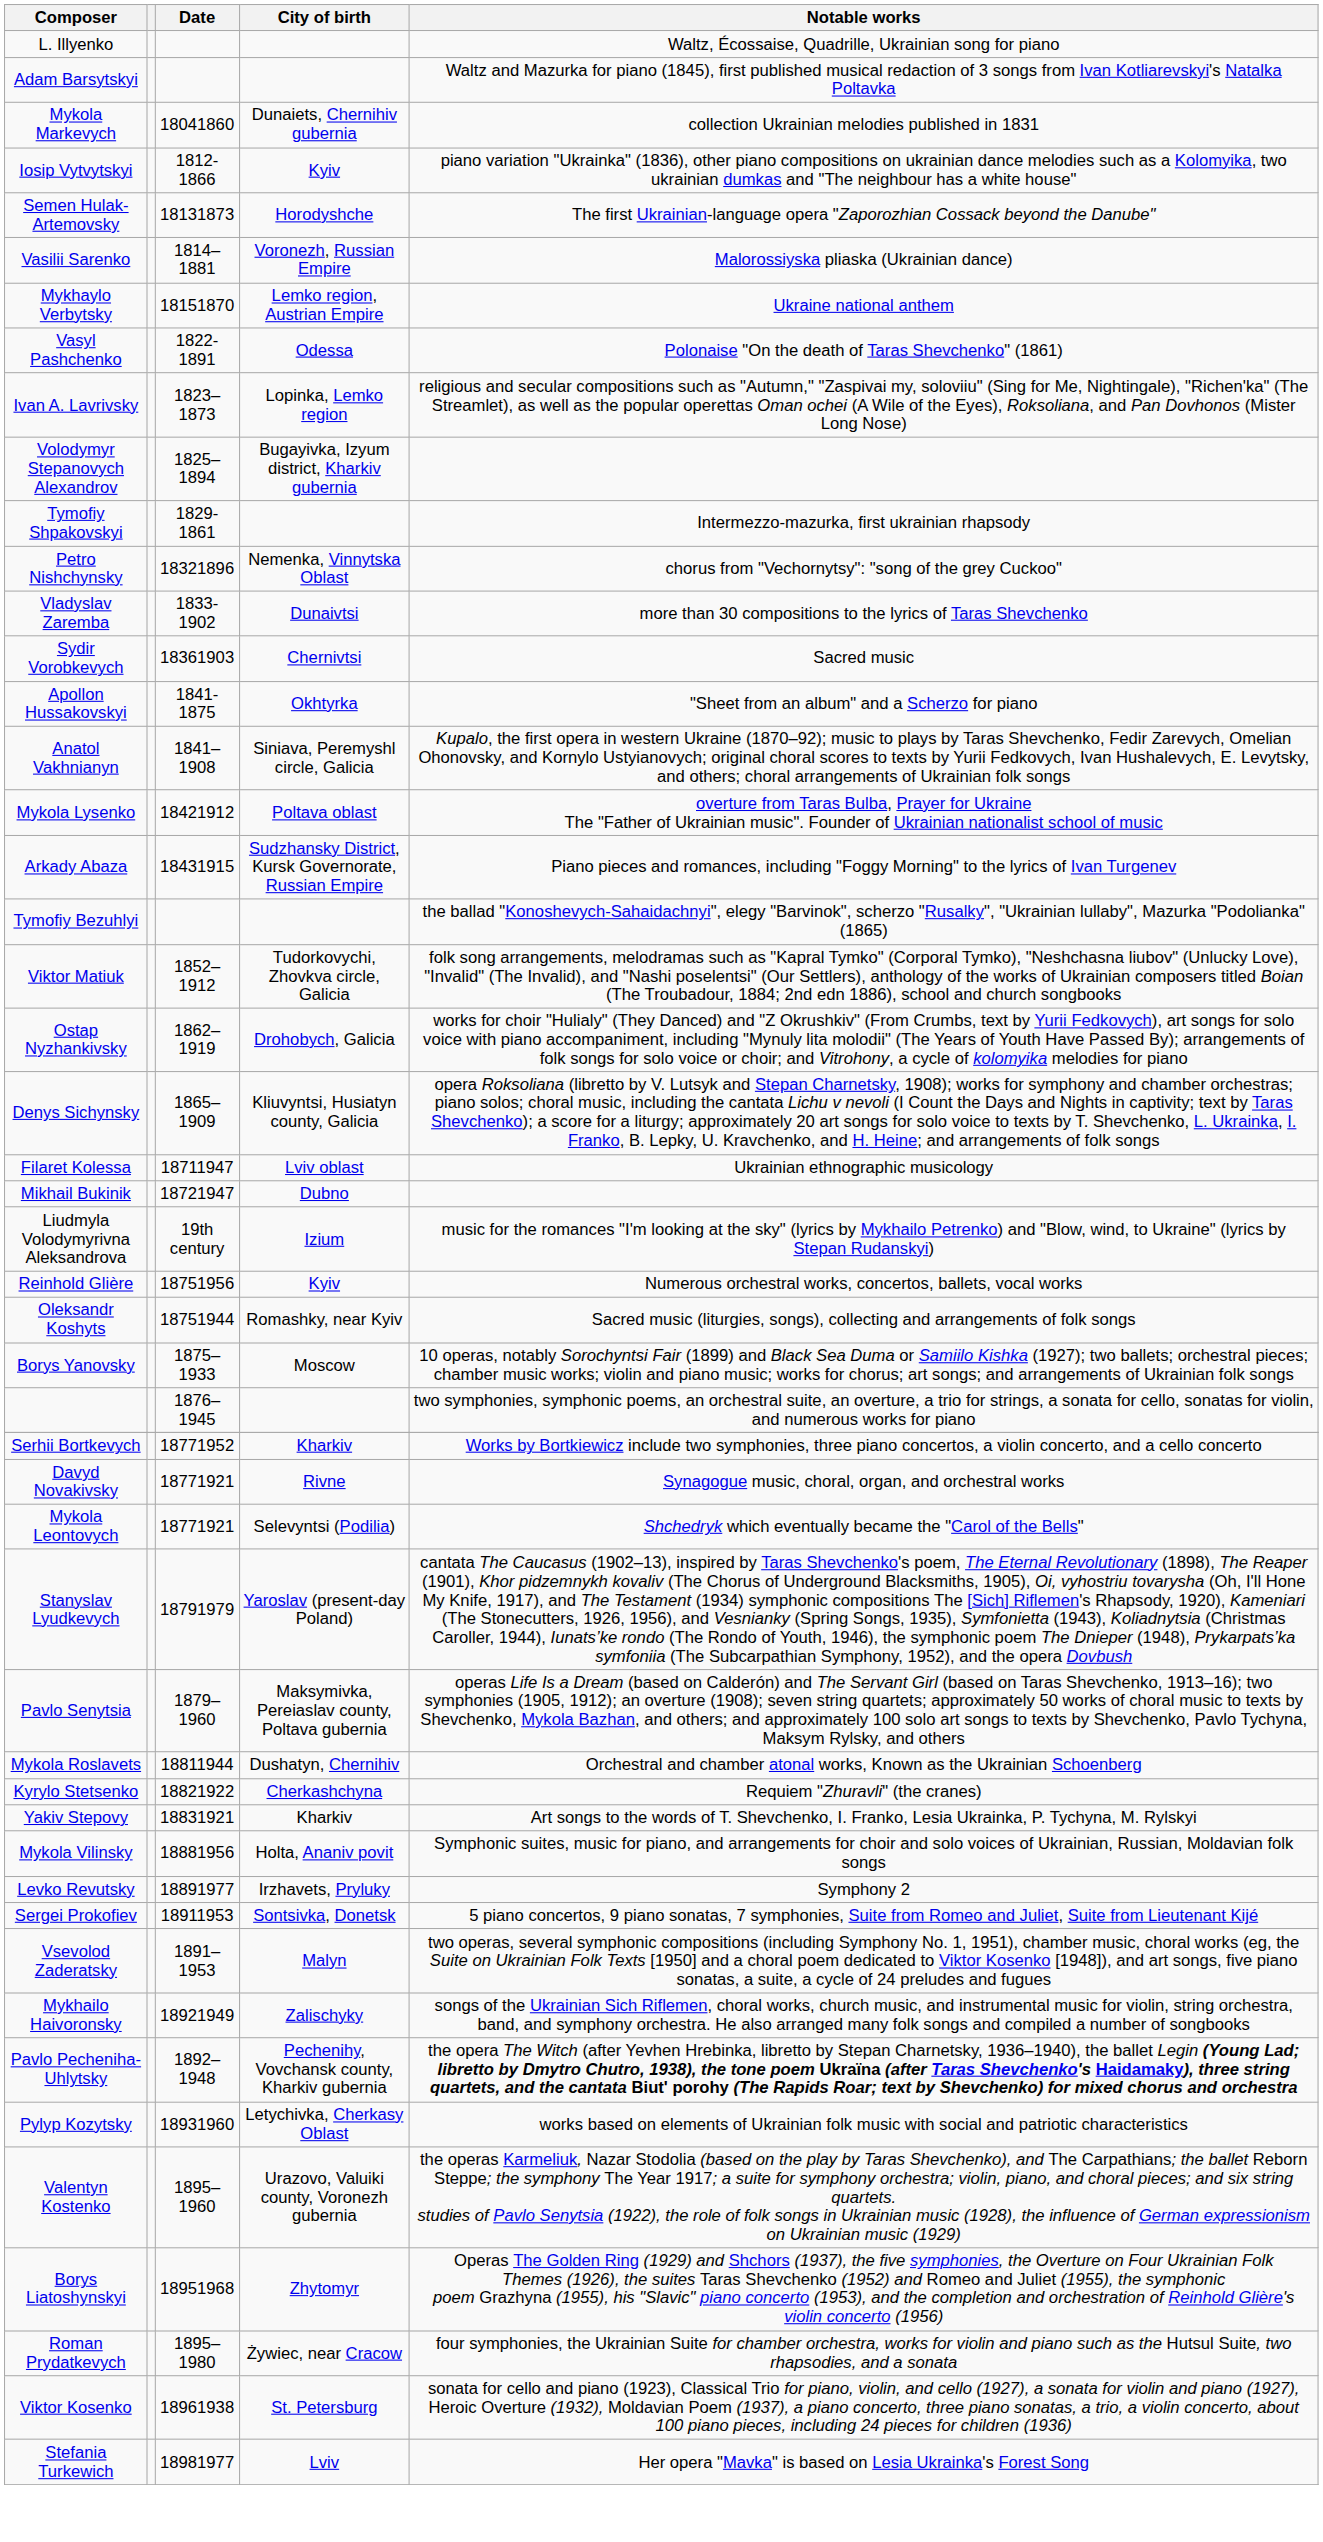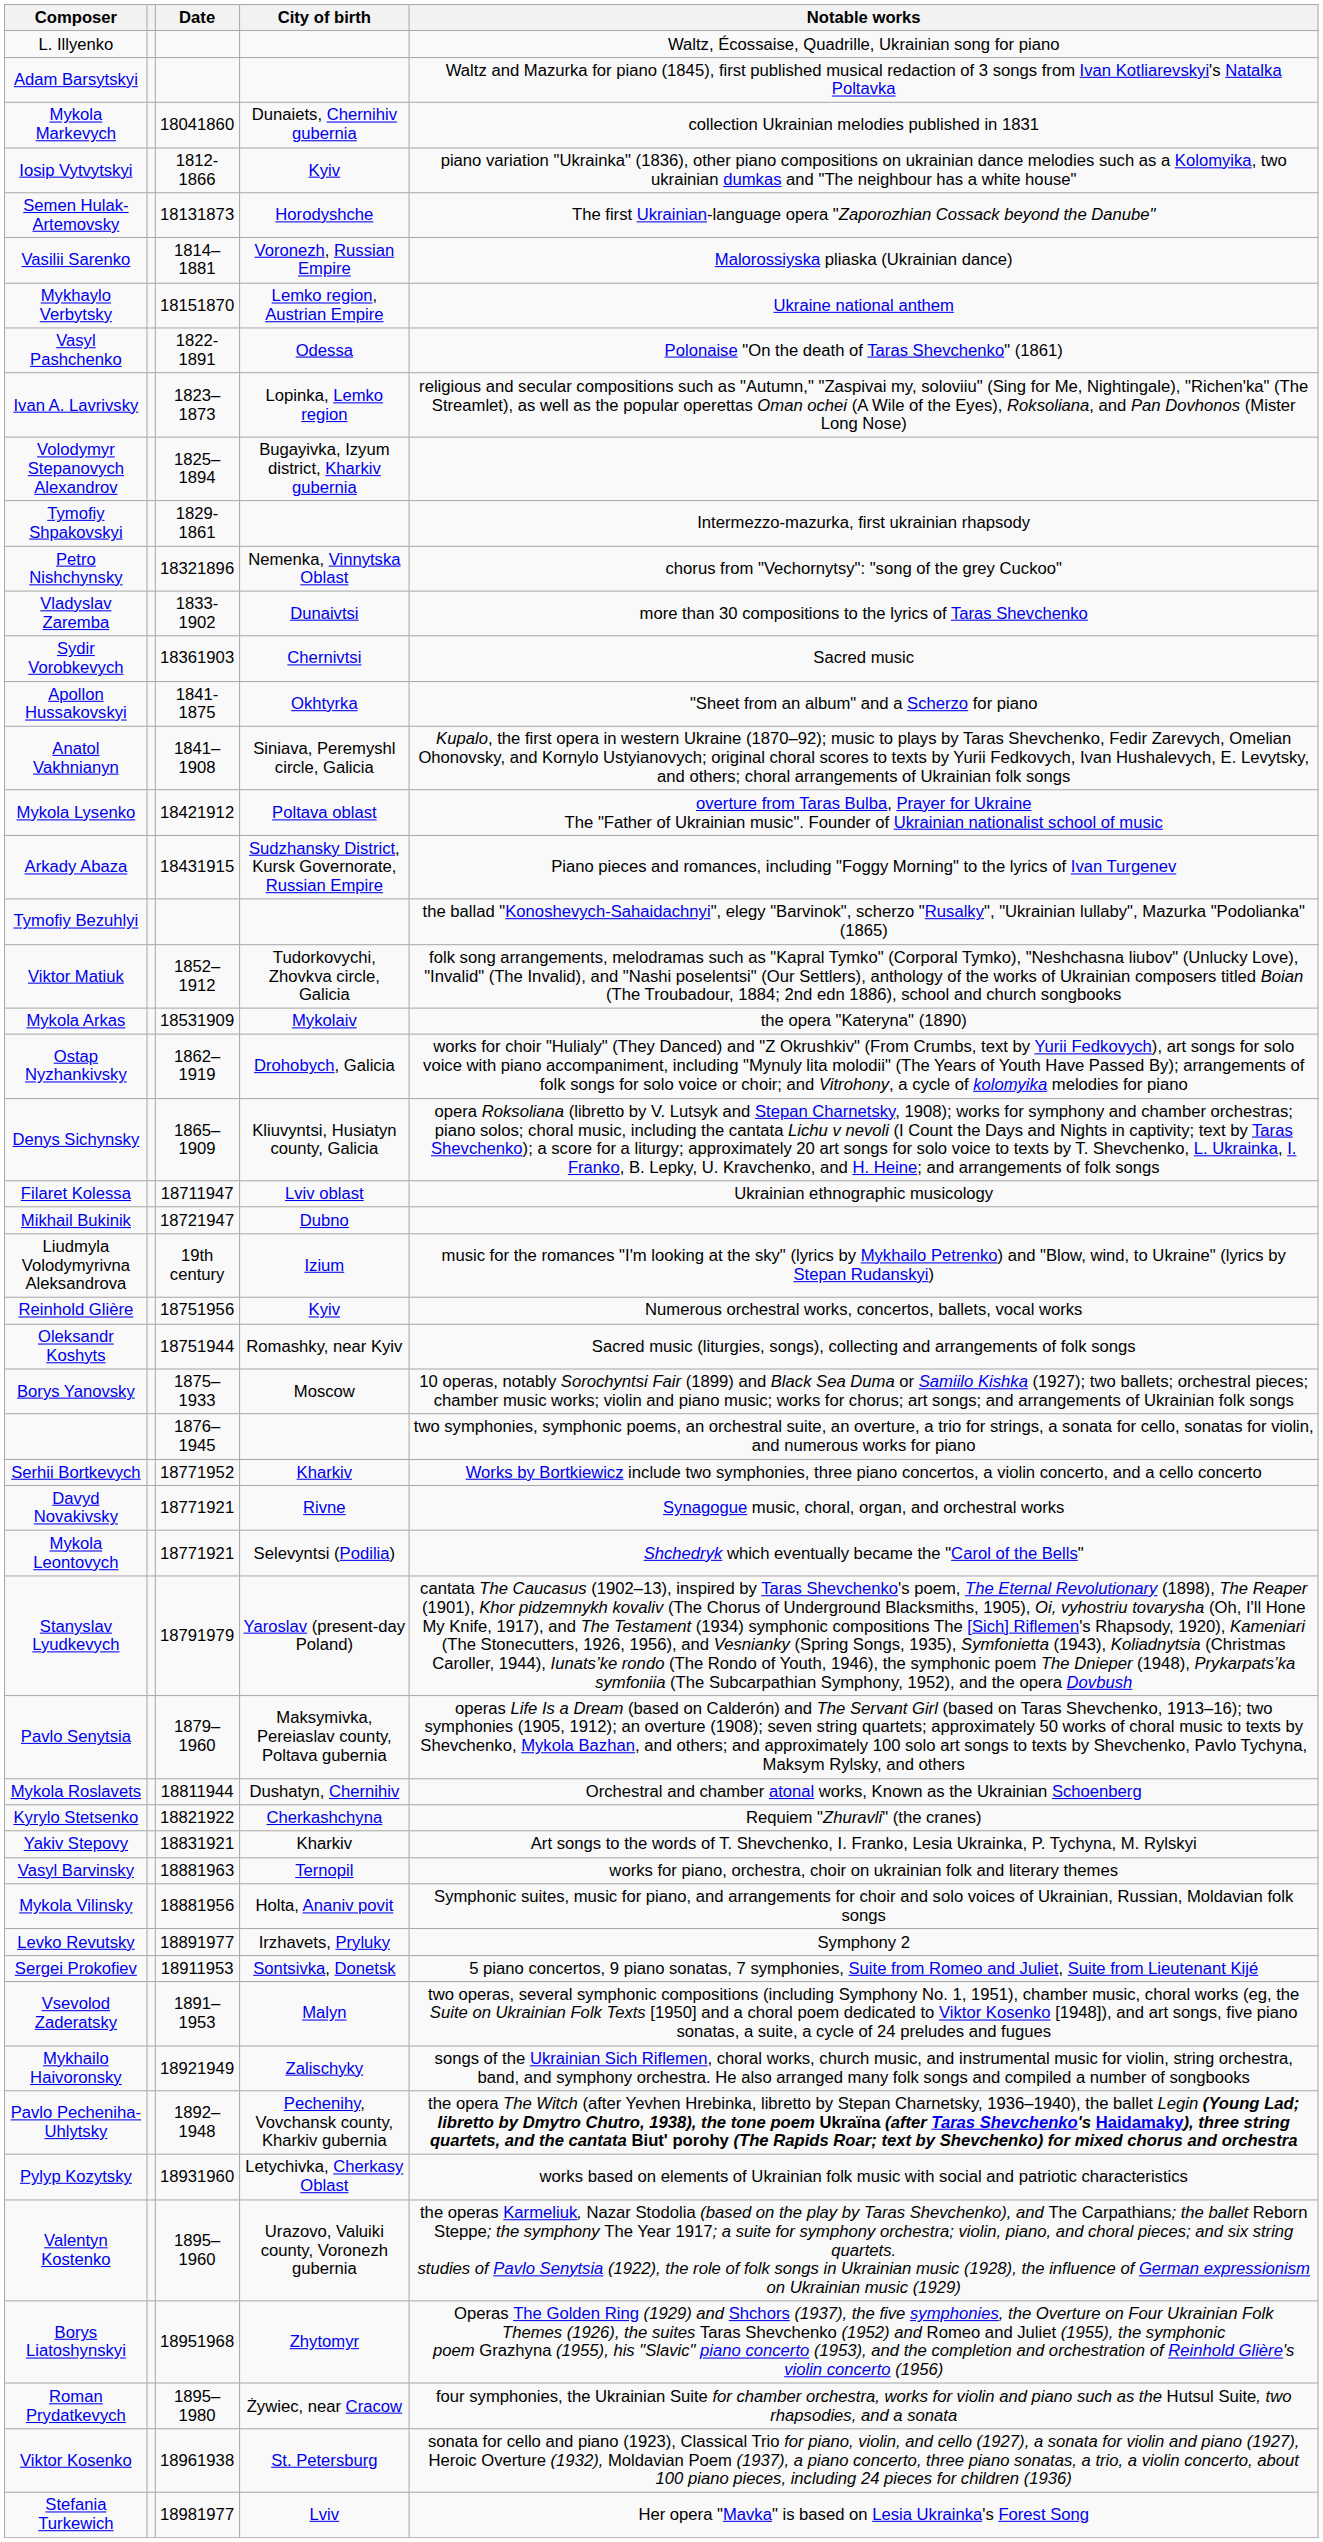+ row: (76, 1021)
+ row: (76, 1870)
